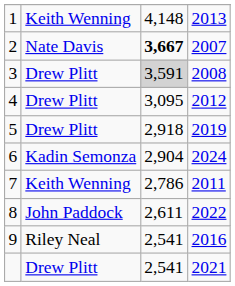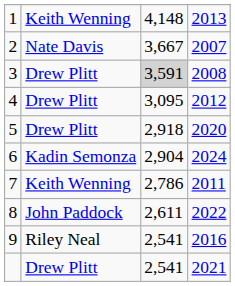(164, 45) bold -> (164, 45) normal
(209, 128) 2019 -> (209, 128) 2020
